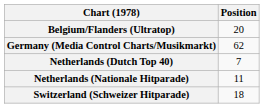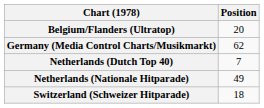(239, 78) 11 -> (239, 78) 49
